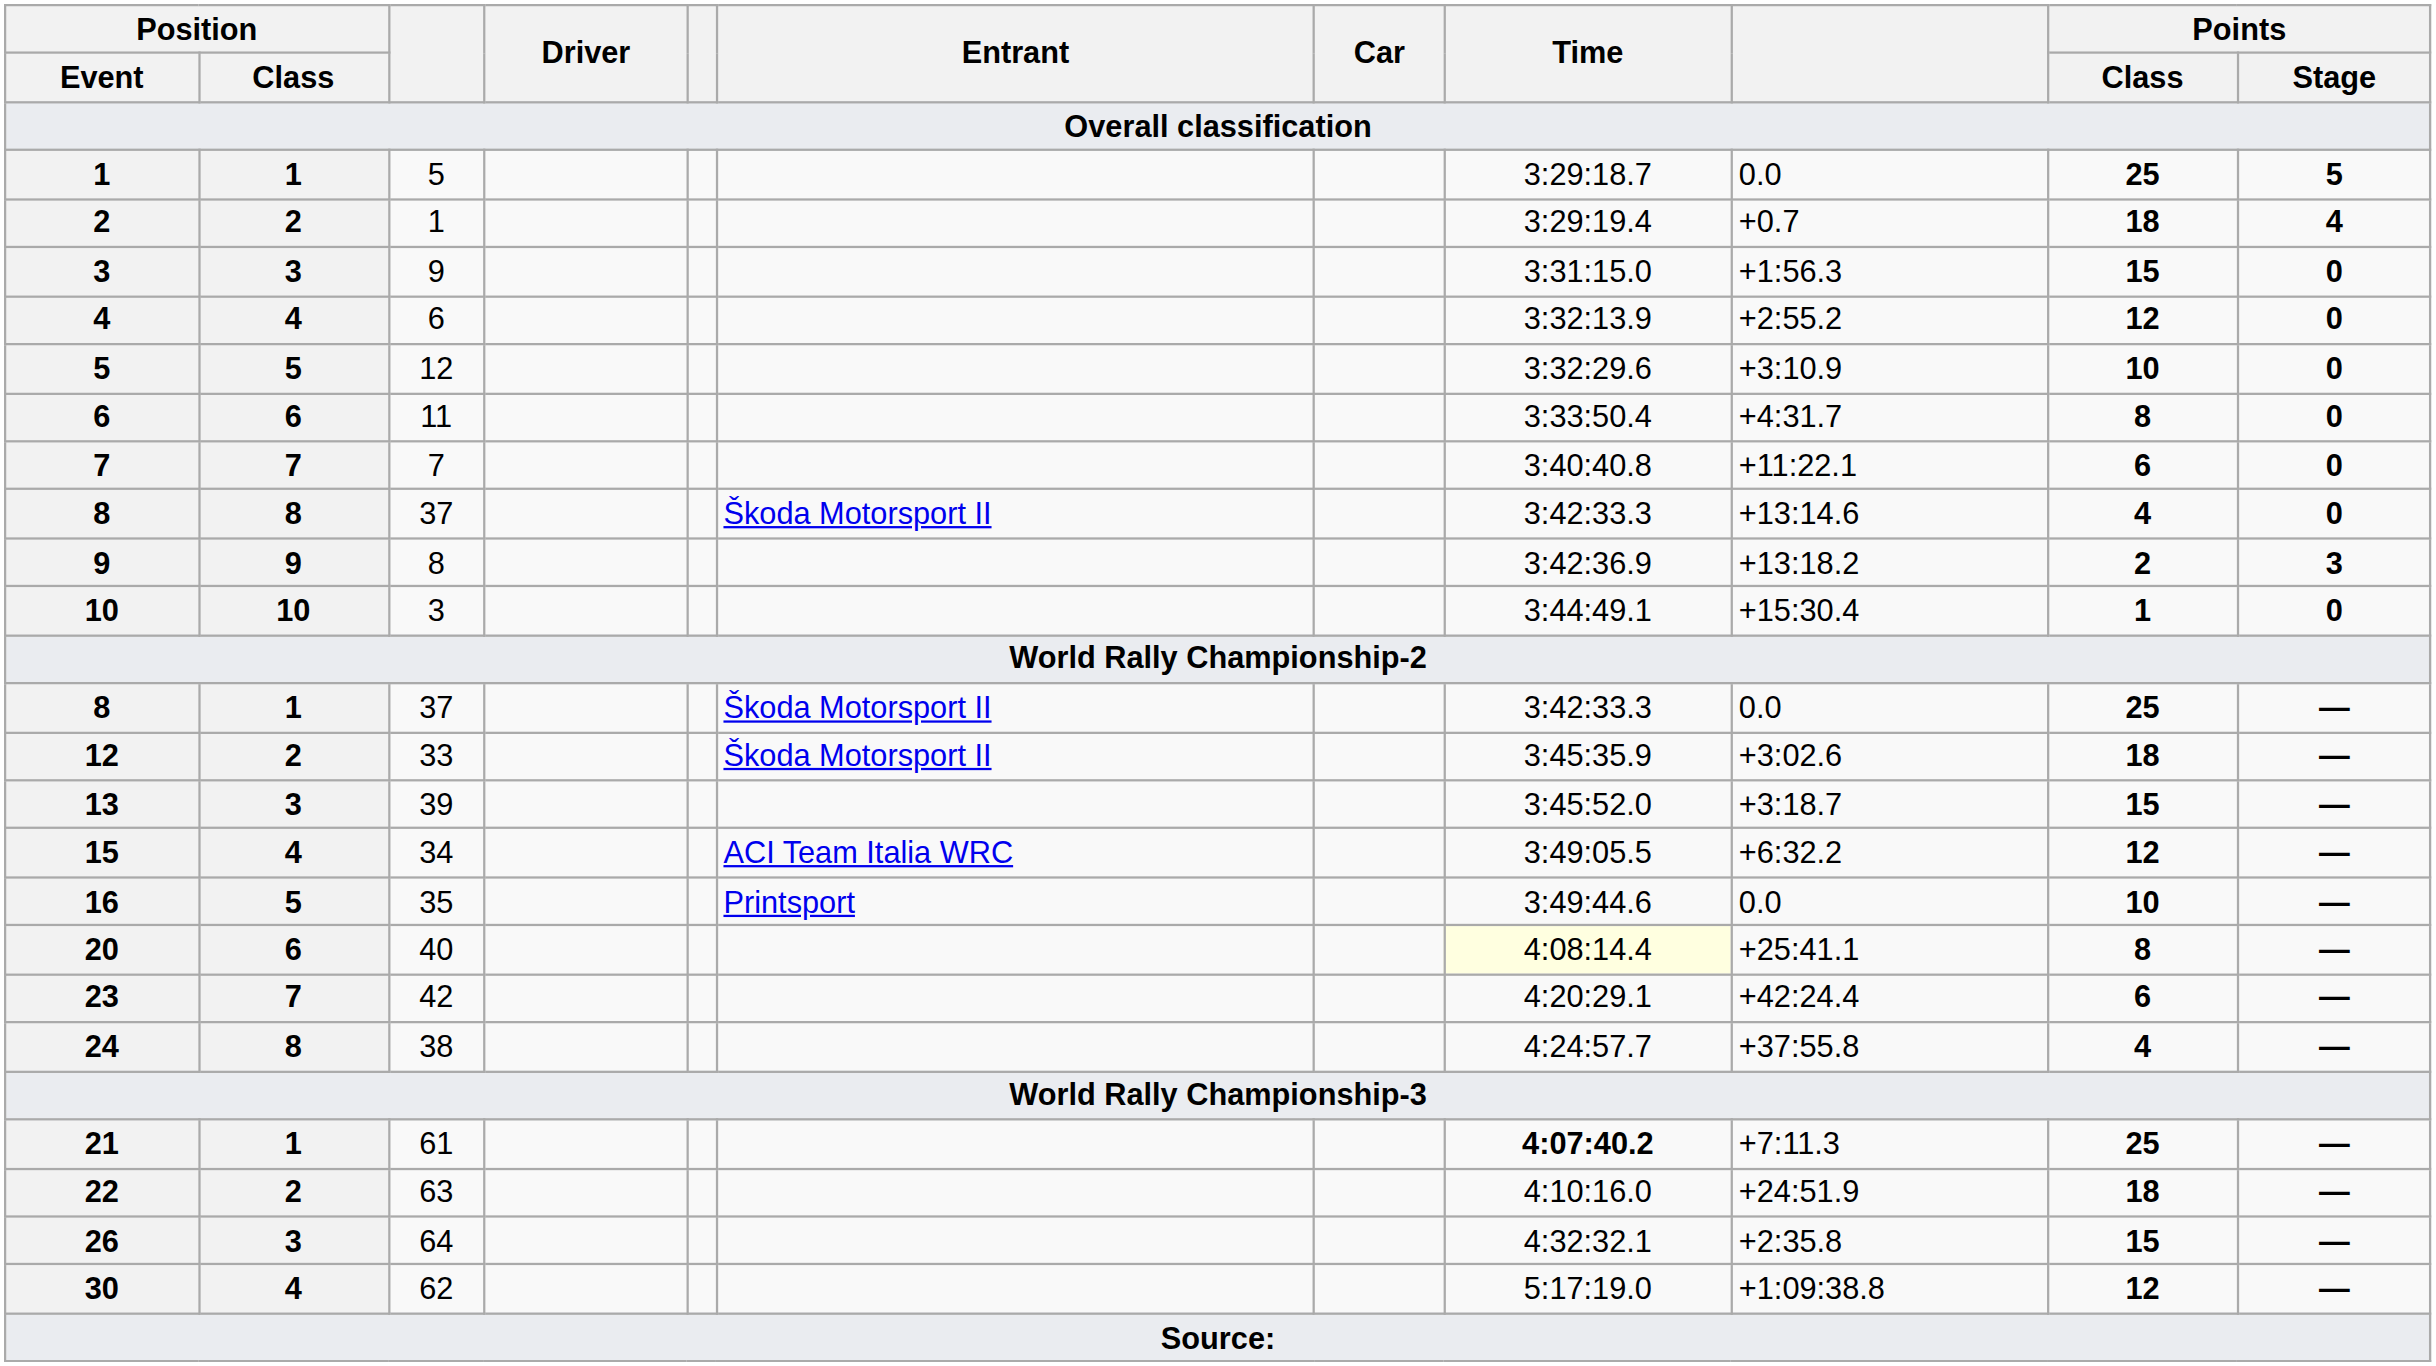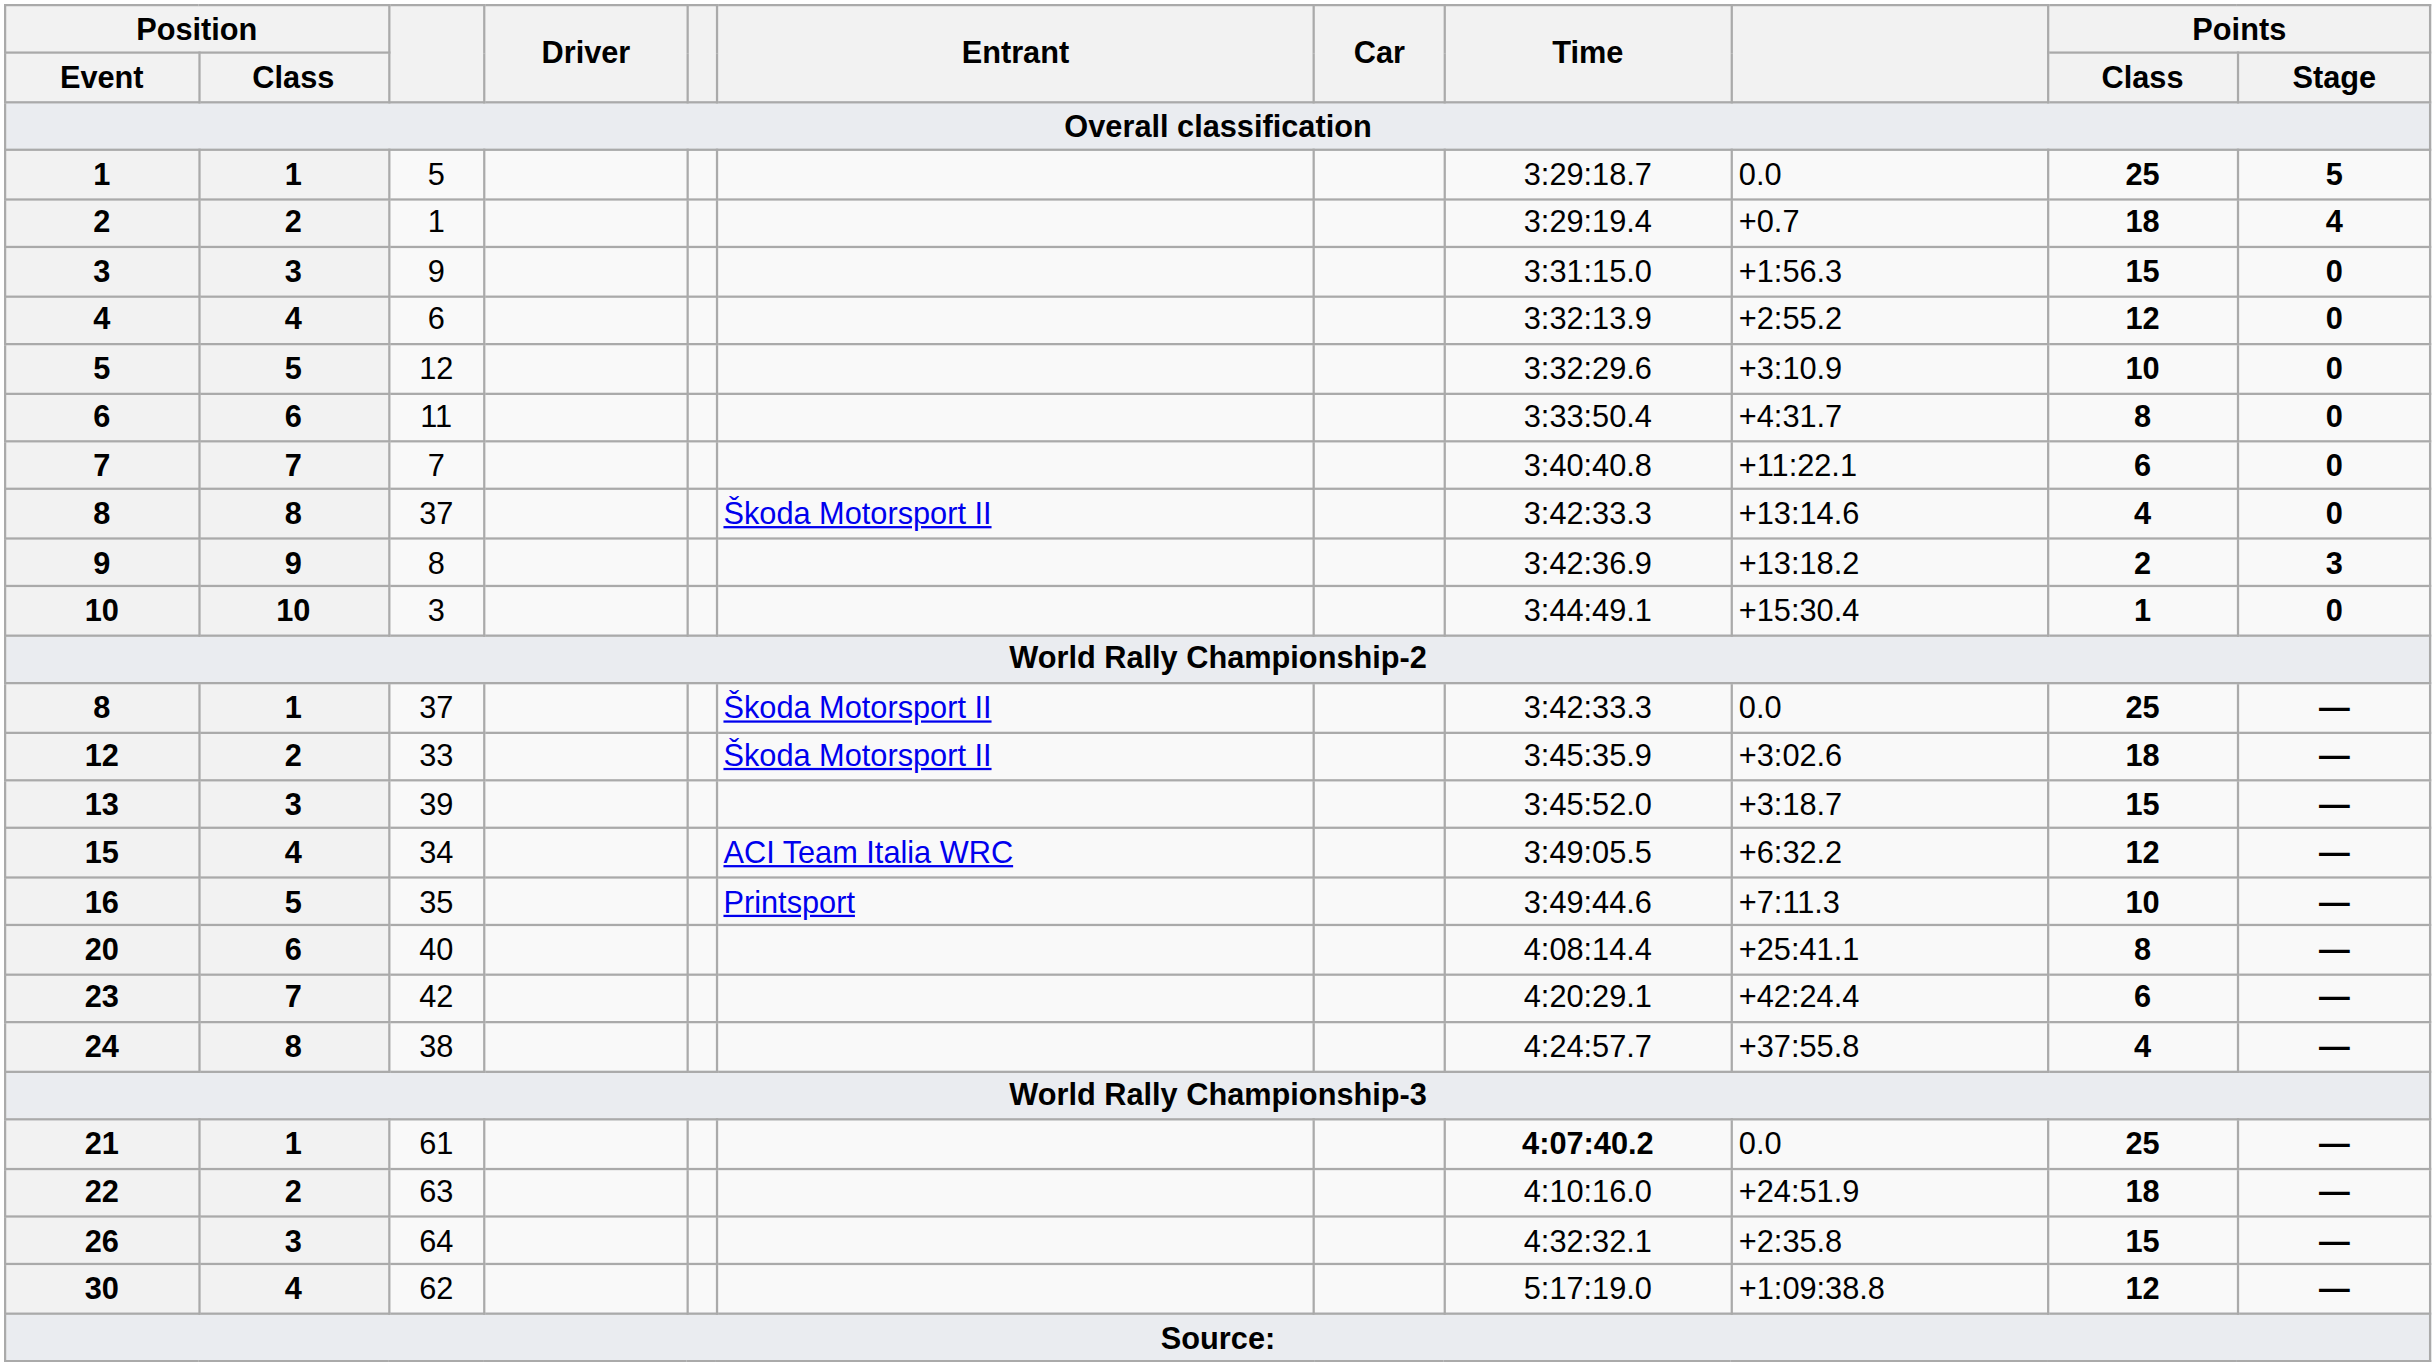(1760, 901) 0.0 -> (1789, 901) +7:11.3
(1588, 949) lightyellow background -> (1588, 949) no background
(1789, 1143) +7:11.3 -> (1760, 1143) 0.0
